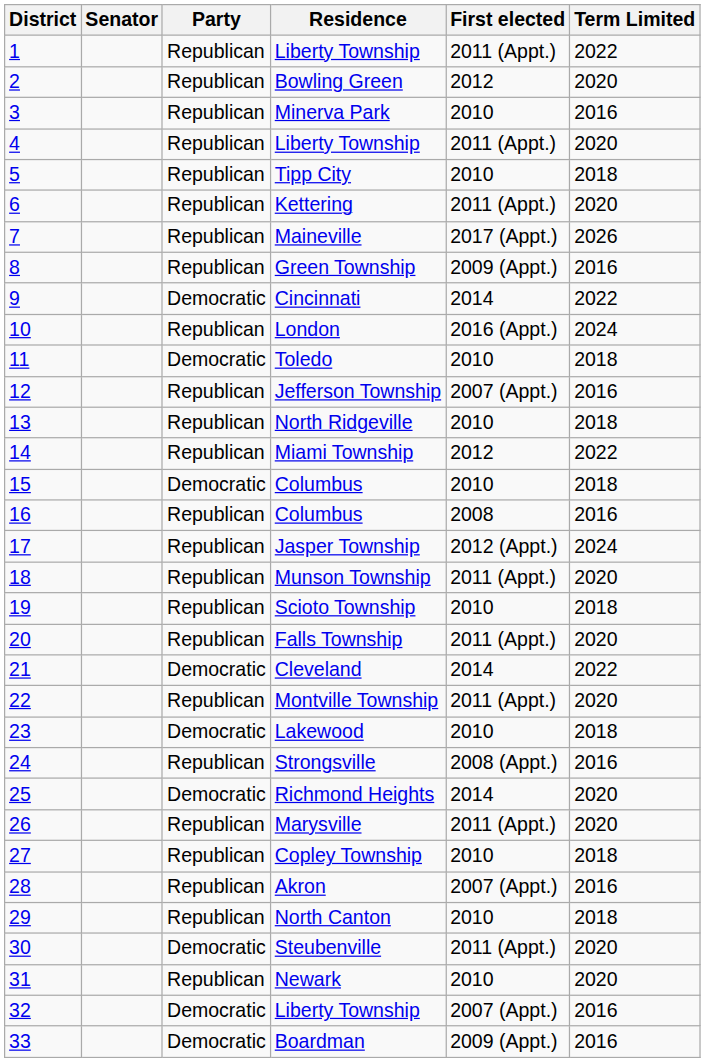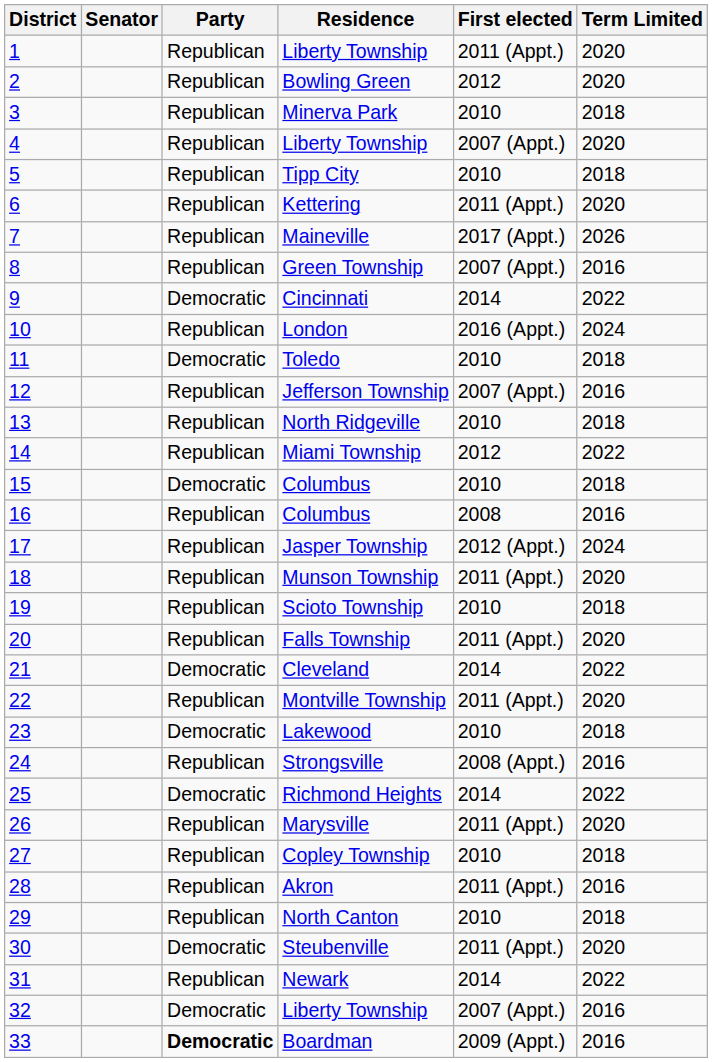(596, 50) 2022 -> (603, 50) 2020
(596, 112) 2016 -> (603, 112) 2018
(503, 143) 2011 (Appt.) -> (511, 143) 2007 (Appt.)
(504, 267) 2009 (Appt.) -> (511, 267) 2007 (Appt.)
(596, 793) 2020 -> (603, 793) 2022
(504, 886) 2007 (Appt.) -> (511, 886) 2011 (Appt.)
(472, 979) 2010 -> (479, 979) 2014
(596, 979) 2020 -> (603, 979) 2022
(216, 1041) normal -> (220, 1041) bold
